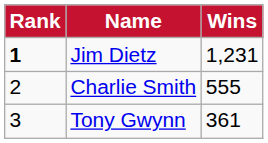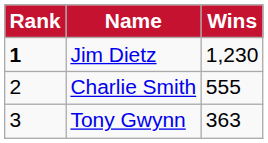(232, 54) 1,231 -> (232, 54) 1,230
(223, 120) 361 -> (223, 120) 363
